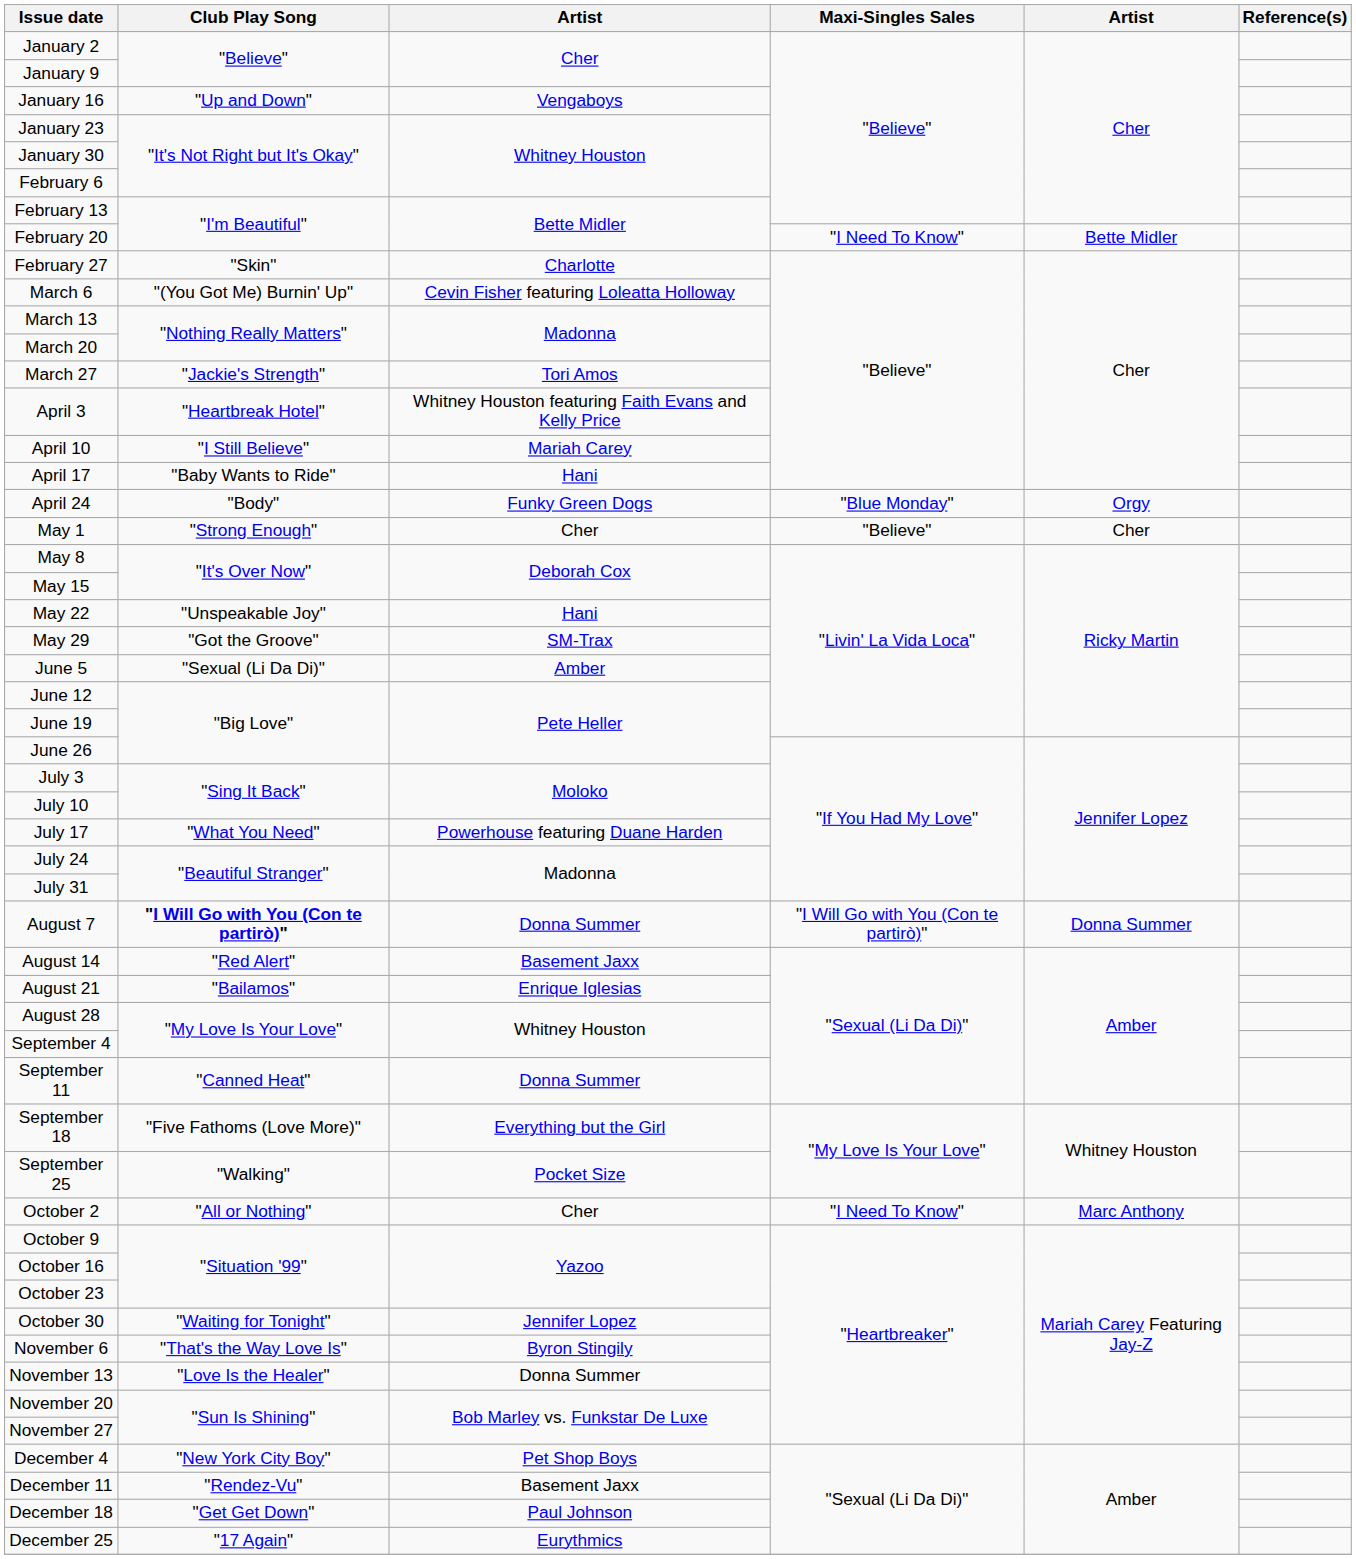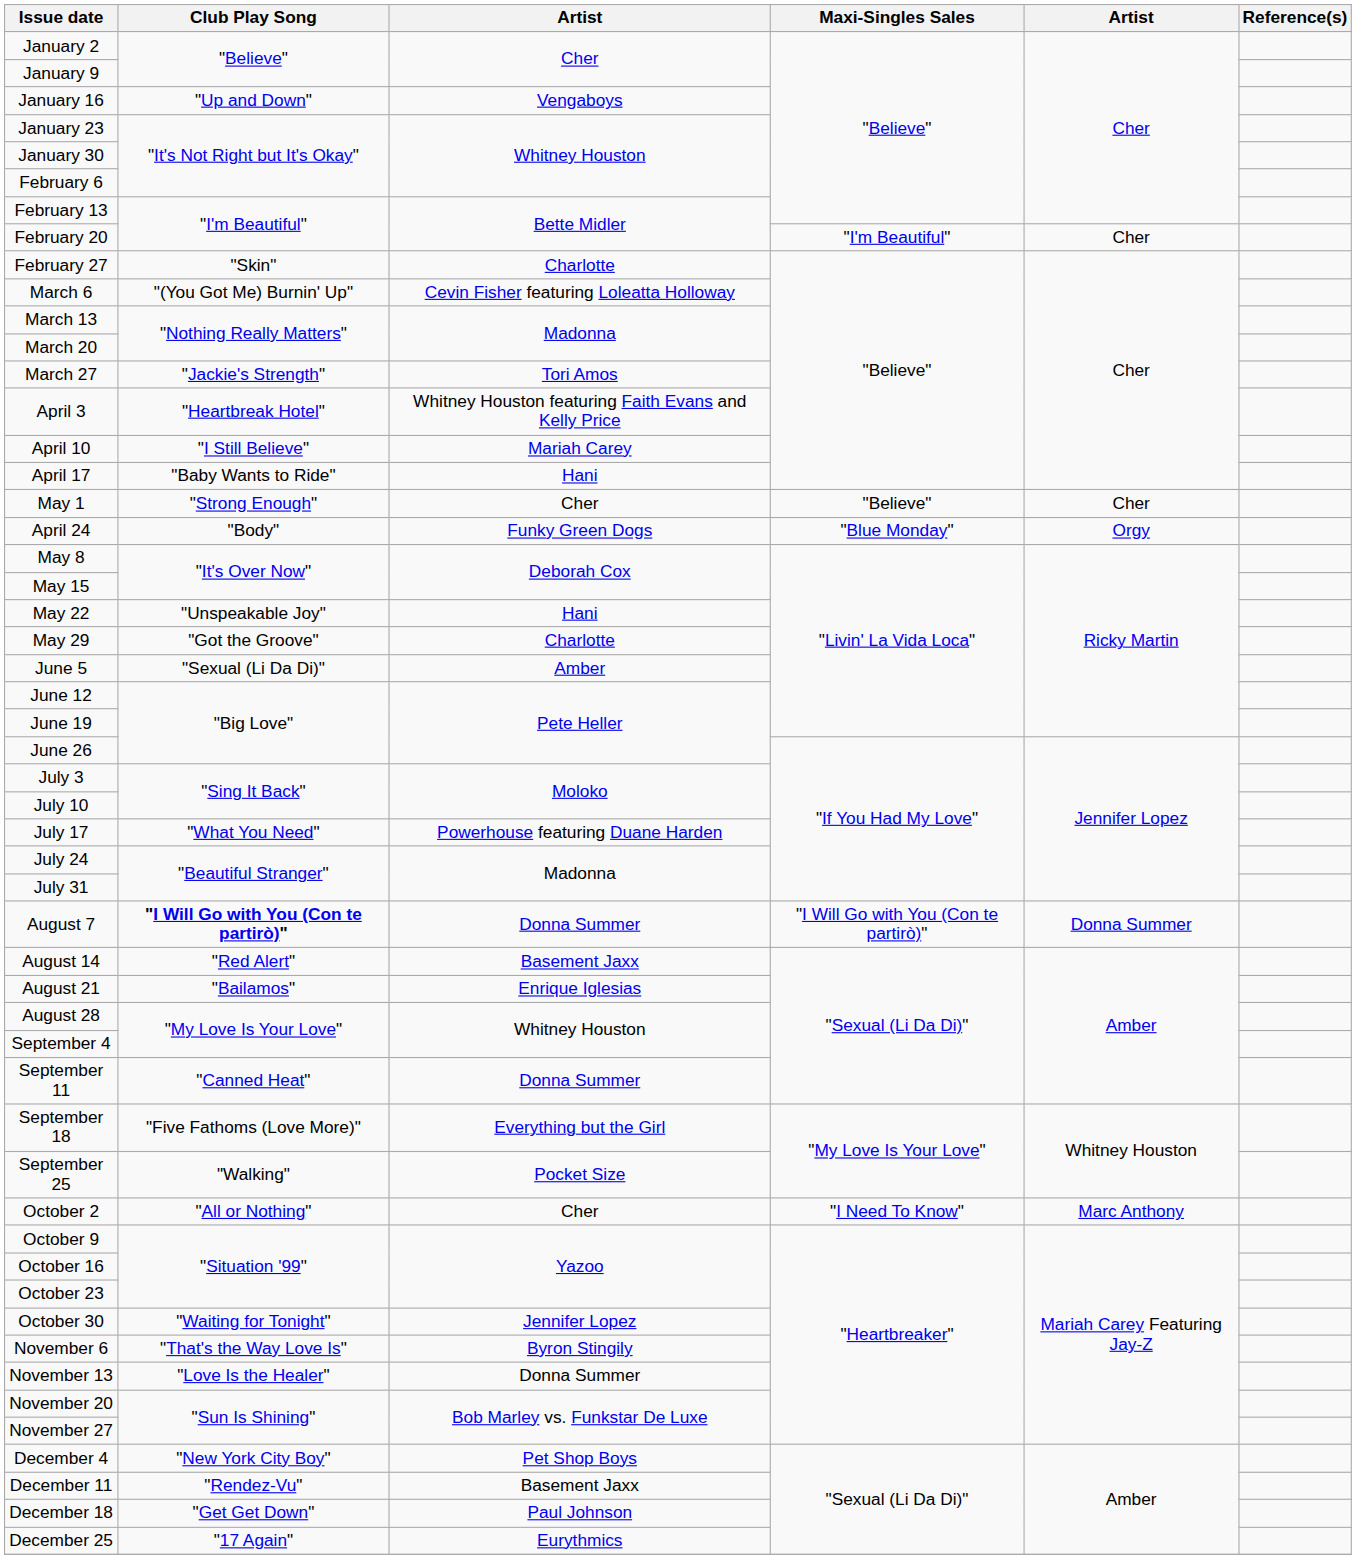(897, 237) "I Need To Know" -> (897, 237) "I'm Beautiful"
(1131, 237) Bette Midler -> (1131, 237) Cher
rows swapped: (61, 503) <-> (61, 530)
(580, 640) SM-Trax -> (580, 640) Charlotte
